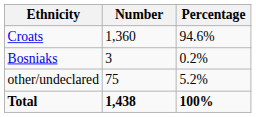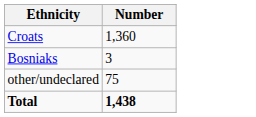- column: (213, 15)
